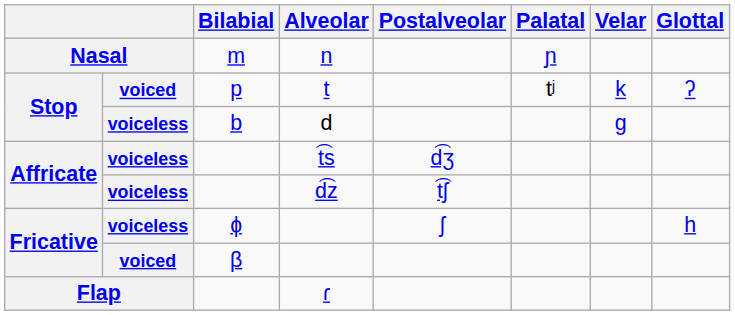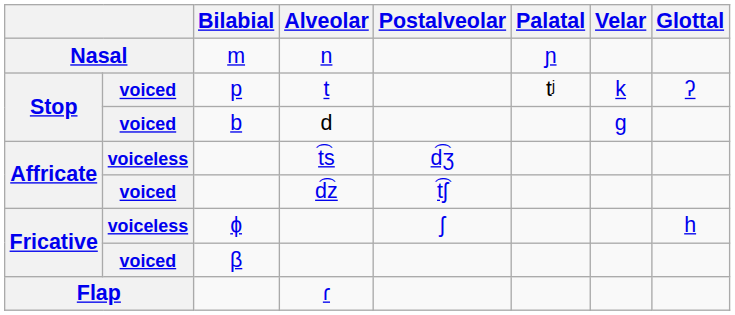(148, 124) voiceless -> (148, 123) voiced
(148, 192) voiceless -> (148, 191) voiced
